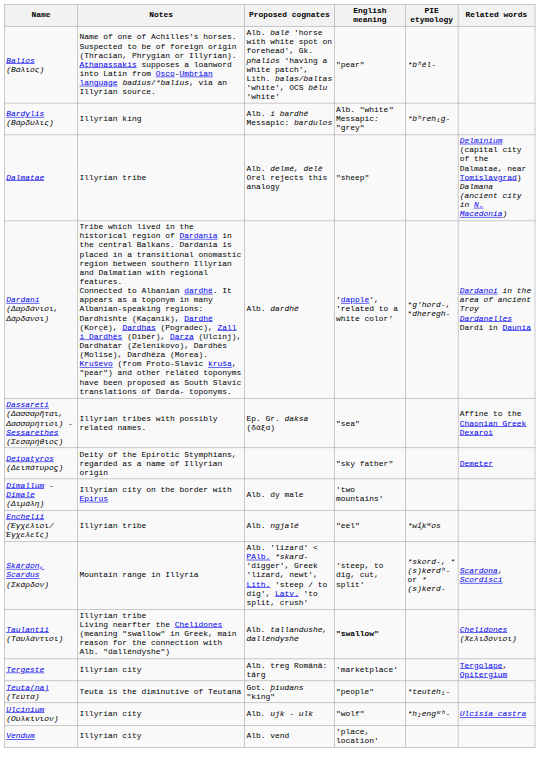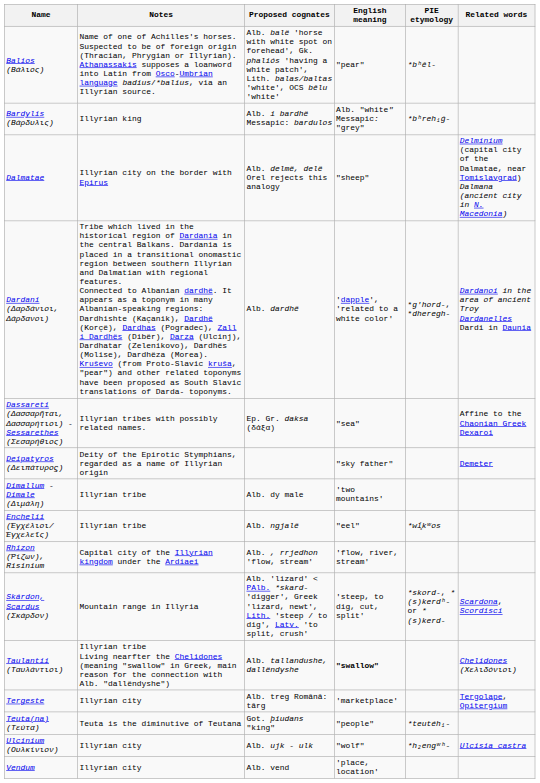(113, 178) Illyrian tribe -> (156, 178) Illyrian city on the border with Epirus
(156, 495) Illyrian city on the border with Epirus -> (113, 495) Illyrian tribe
+ row: (25, 557)
